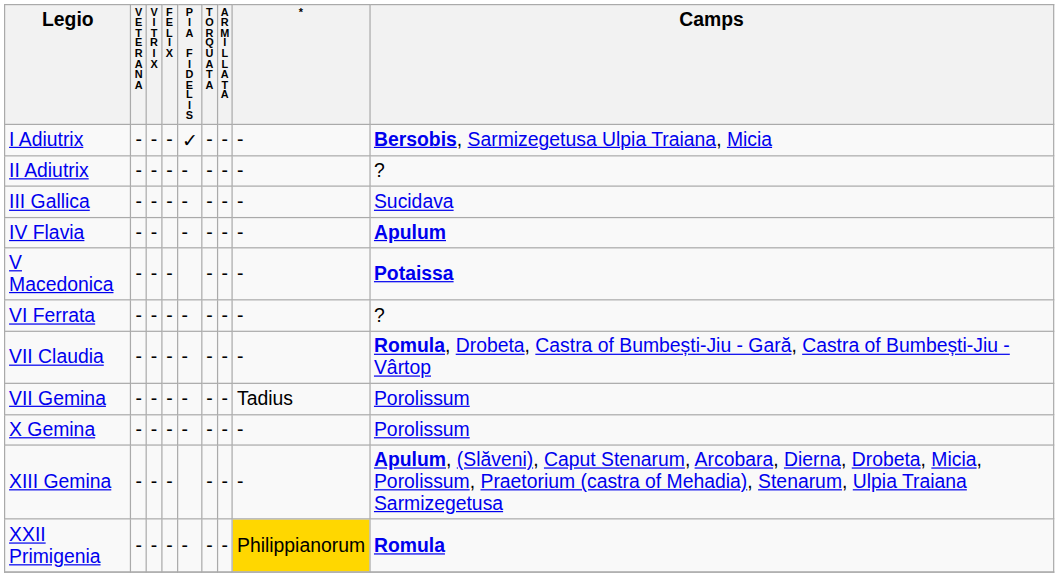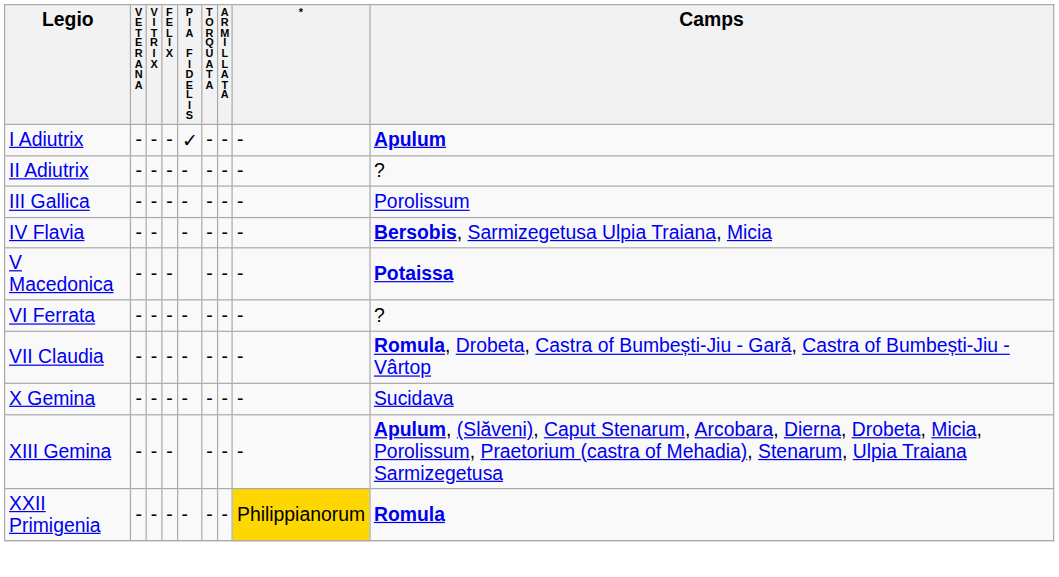(573, 139) Bersobis, Sarmizegetusa Ulpia Traiana, Micia -> (410, 139) Apulum
(414, 201) Sucidava -> (422, 201) Porolissum
(410, 232) Apulum -> (573, 232) Bersobis, Sarmizegetusa Ulpia Traiana, Micia
- row: (57, 398)
(422, 429) Porolissum -> (414, 398) Sucidava
